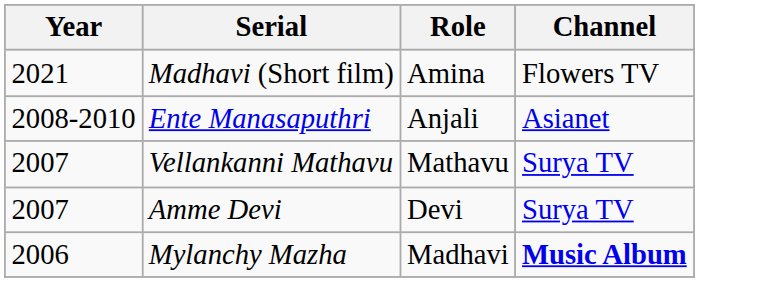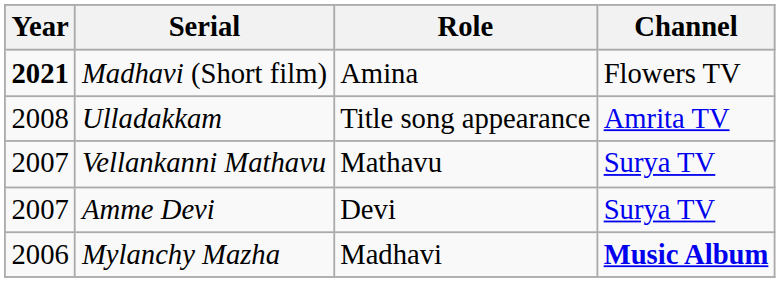(40, 72) normal -> (40, 72) bold
+ row: (152, 118)
- row: (260, 118)
